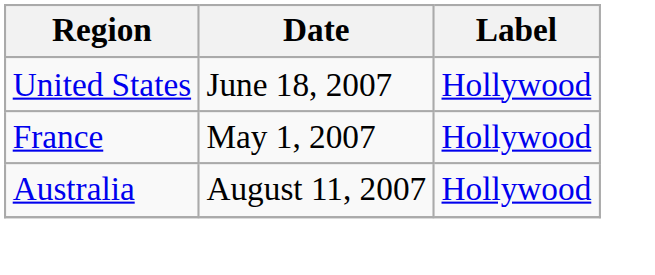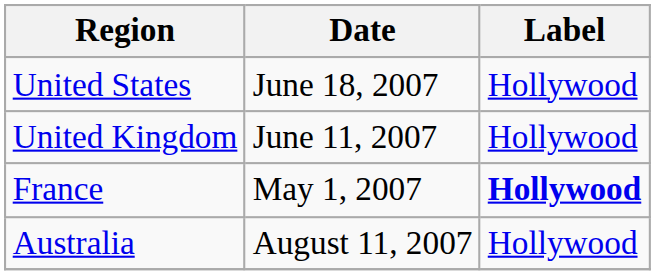+ row: (125, 136)
(516, 136) normal -> (565, 189) bold
